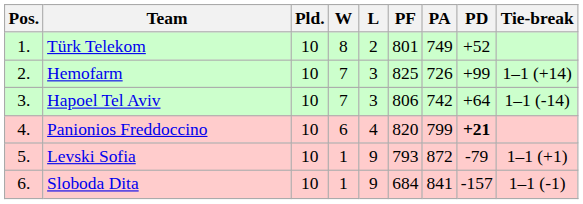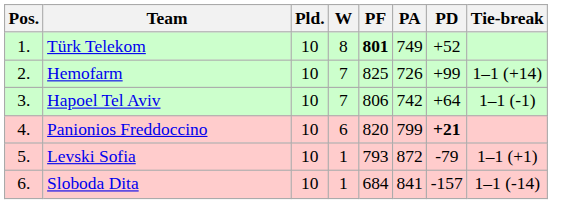- column: (373, 18)
(405, 45) normal -> (375, 45) bold
(537, 101) 1–1 (-14) -> (507, 101) 1–1 (-1)
(537, 184) 1–1 (-1) -> (507, 184) 1–1 (-14)
